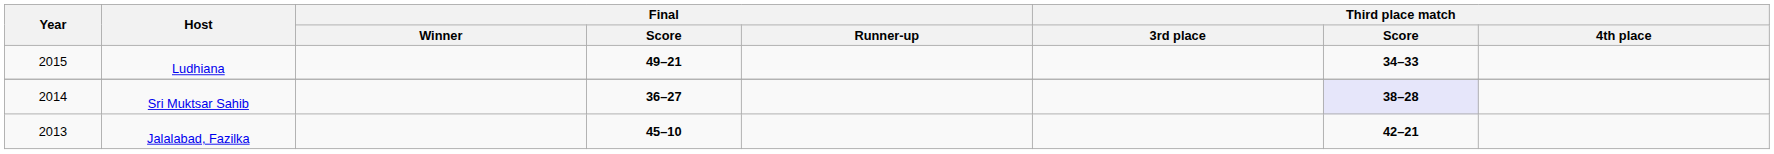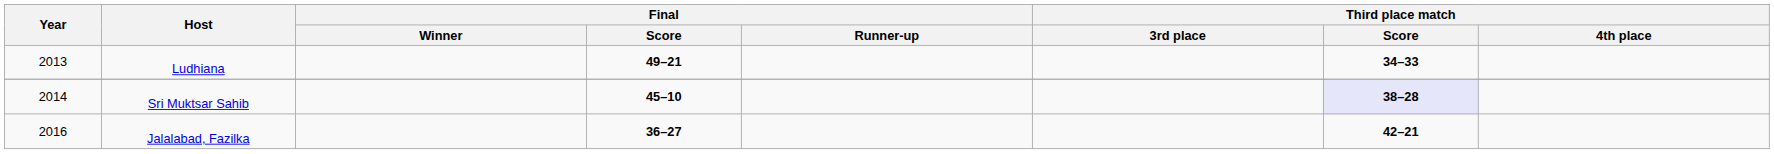(53, 63) 2015 -> (53, 63) 2013
(664, 97) 36–27 -> (664, 97) 45–10
(53, 132) 2013 -> (53, 132) 2016
(664, 132) 45–10 -> (664, 132) 36–27
